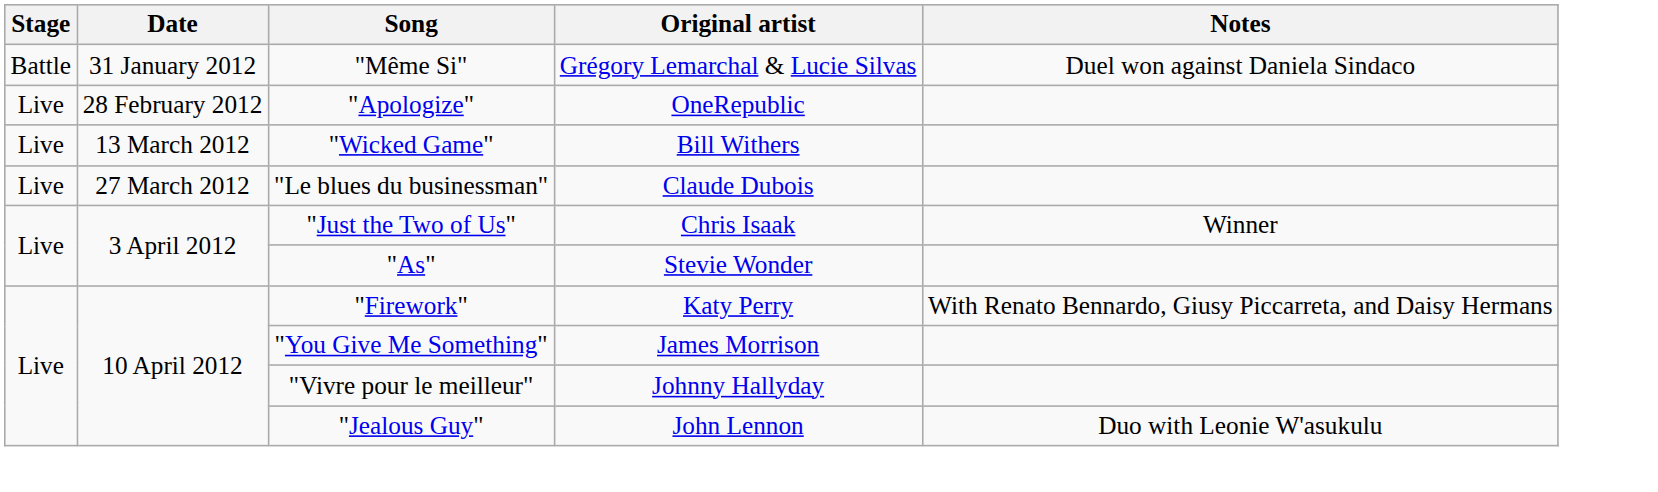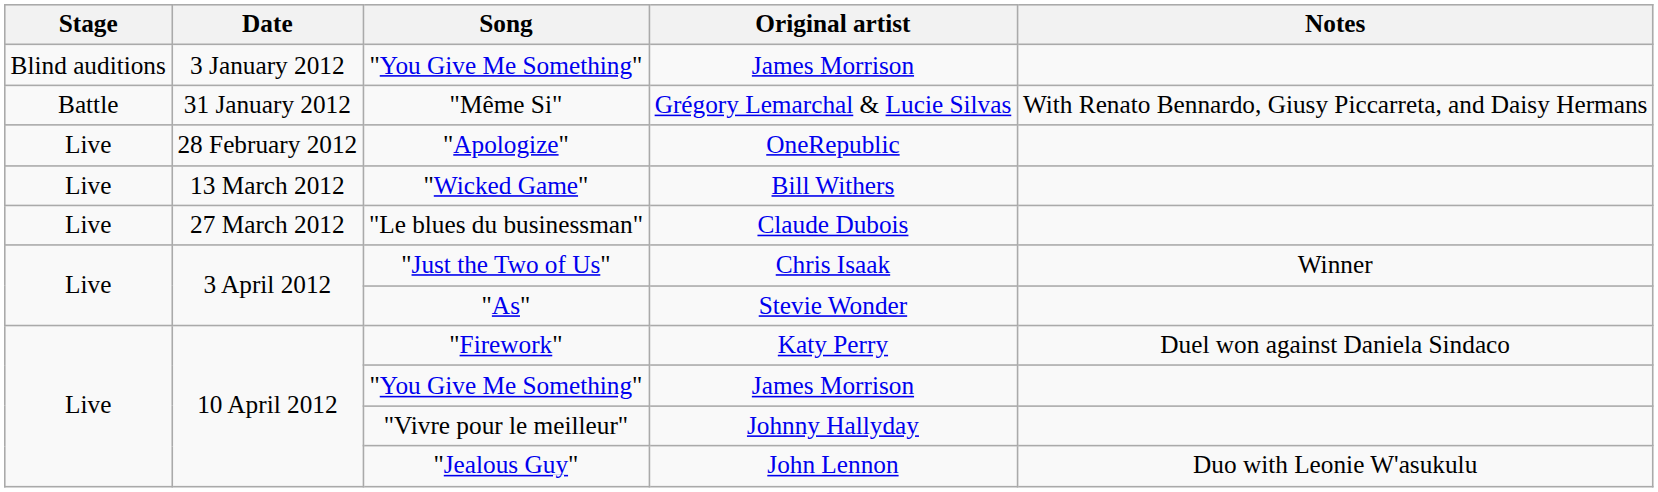+ row: (267, 64)
(1240, 64) Duel won against Daniela Sindaco -> (1335, 104) With Renato Bennardo, Giusy Piccarreta, and Daisy Hermans
(1240, 305) With Renato Bennardo, Giusy Piccarreta, and Daisy Hermans -> (1335, 345) Duel won against Daniela Sindaco
